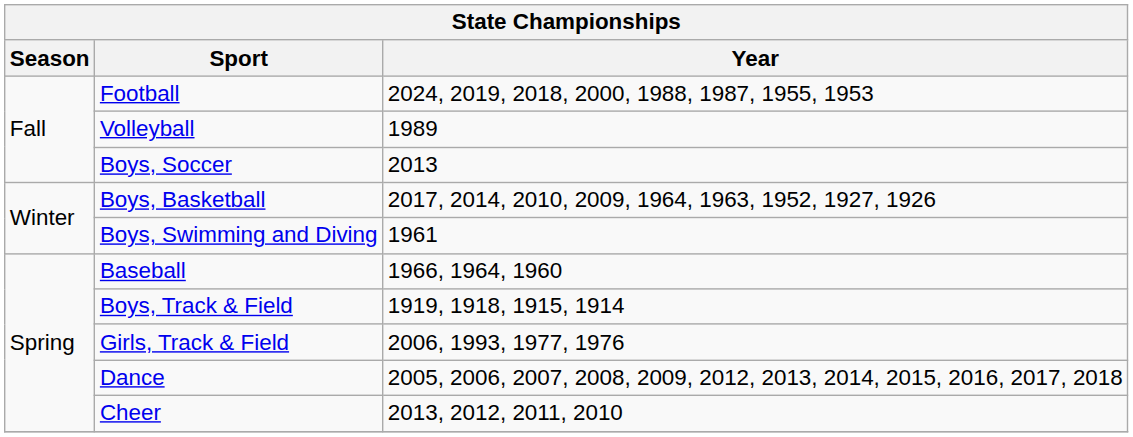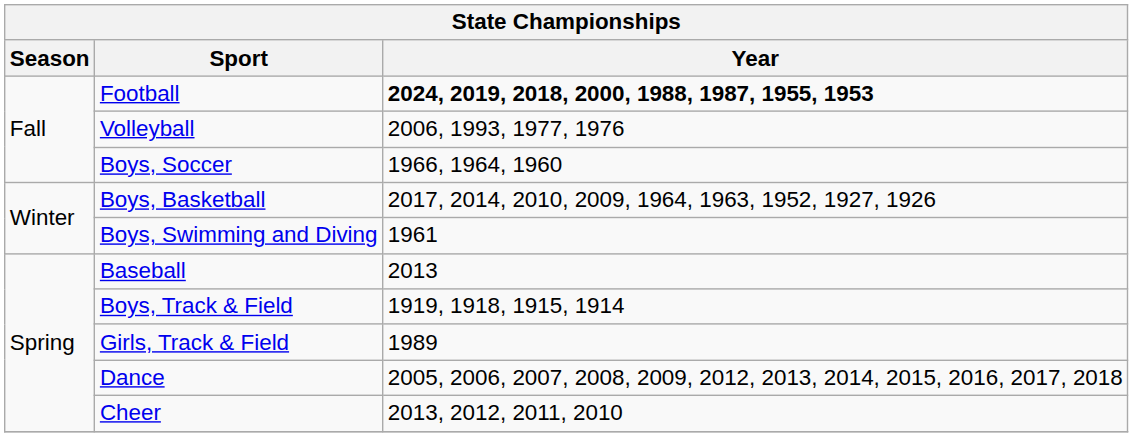(631, 93) normal -> (631, 93) bold
(413, 128) 1989 -> (506, 128) 2006, 1993, 1977, 1976
(413, 164) 2013 -> (475, 164) 1966, 1964, 1960
(475, 270) 1966, 1964, 1960 -> (413, 270) 2013
(506, 341) 2006, 1993, 1977, 1976 -> (413, 341) 1989
